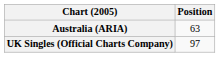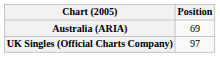(195, 28) 63 -> (195, 28) 69
